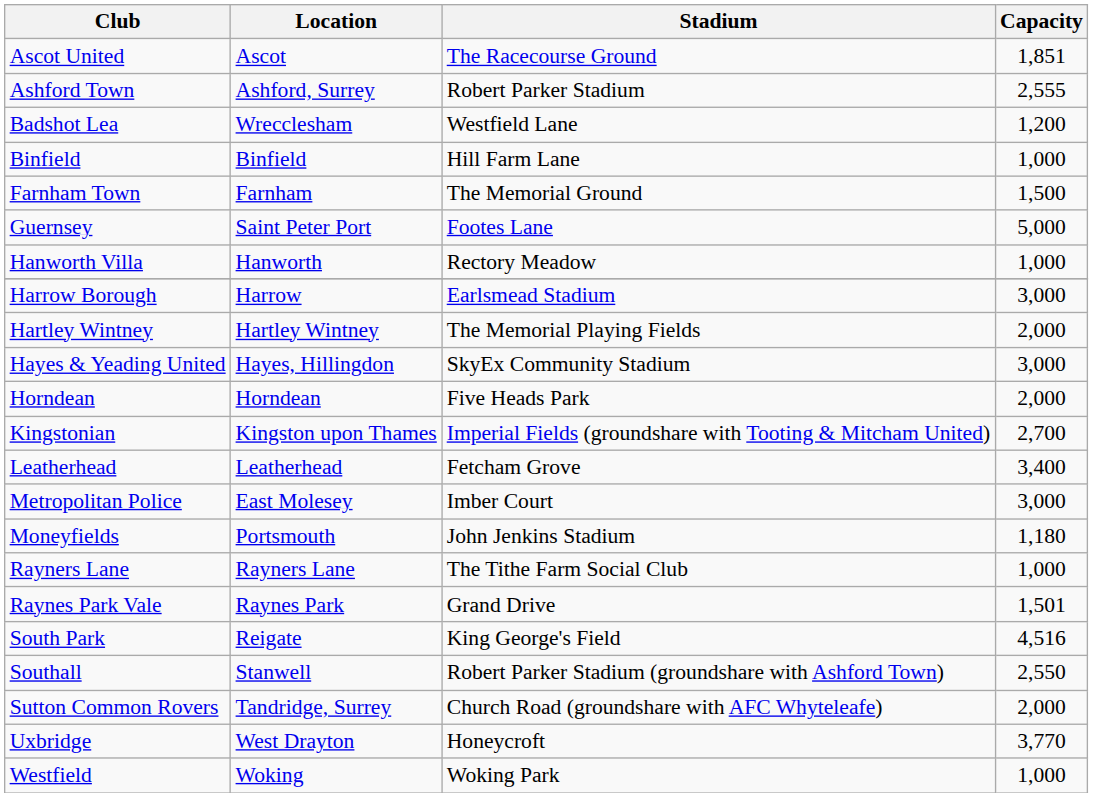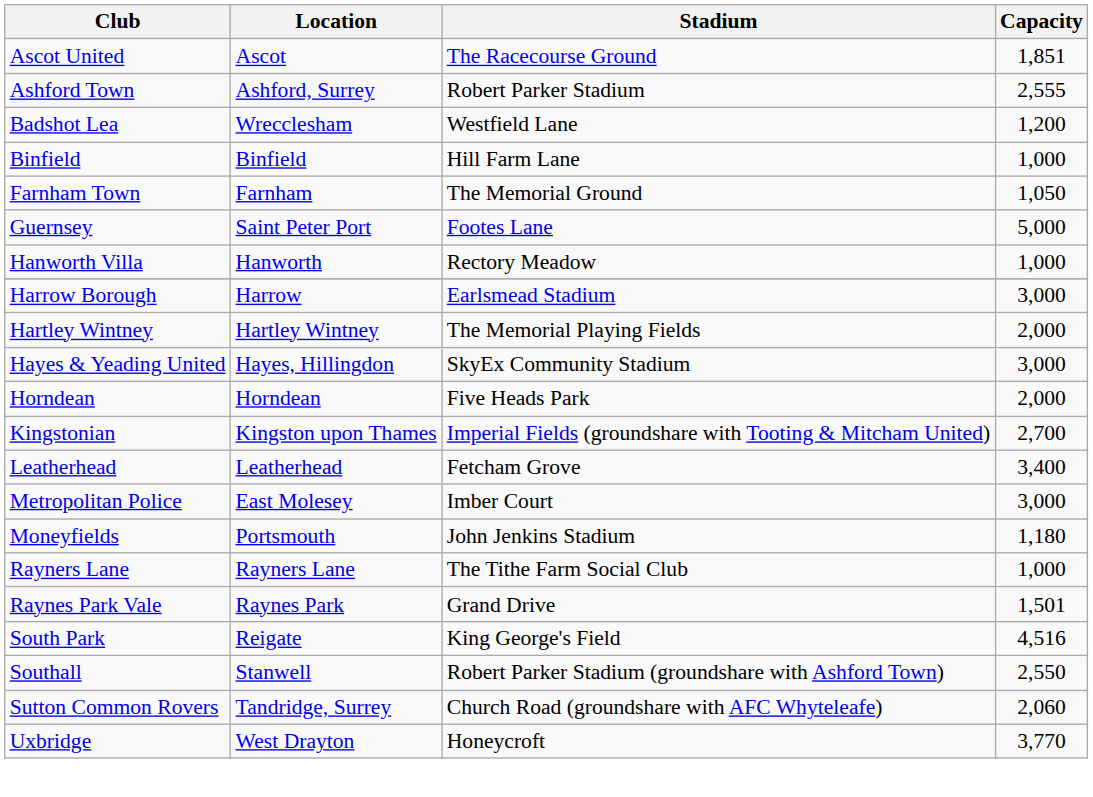(1041, 192) 1,500 -> (1041, 192) 1,050
(1041, 706) 2,000 -> (1041, 706) 2,060
- row: (51, 775)
